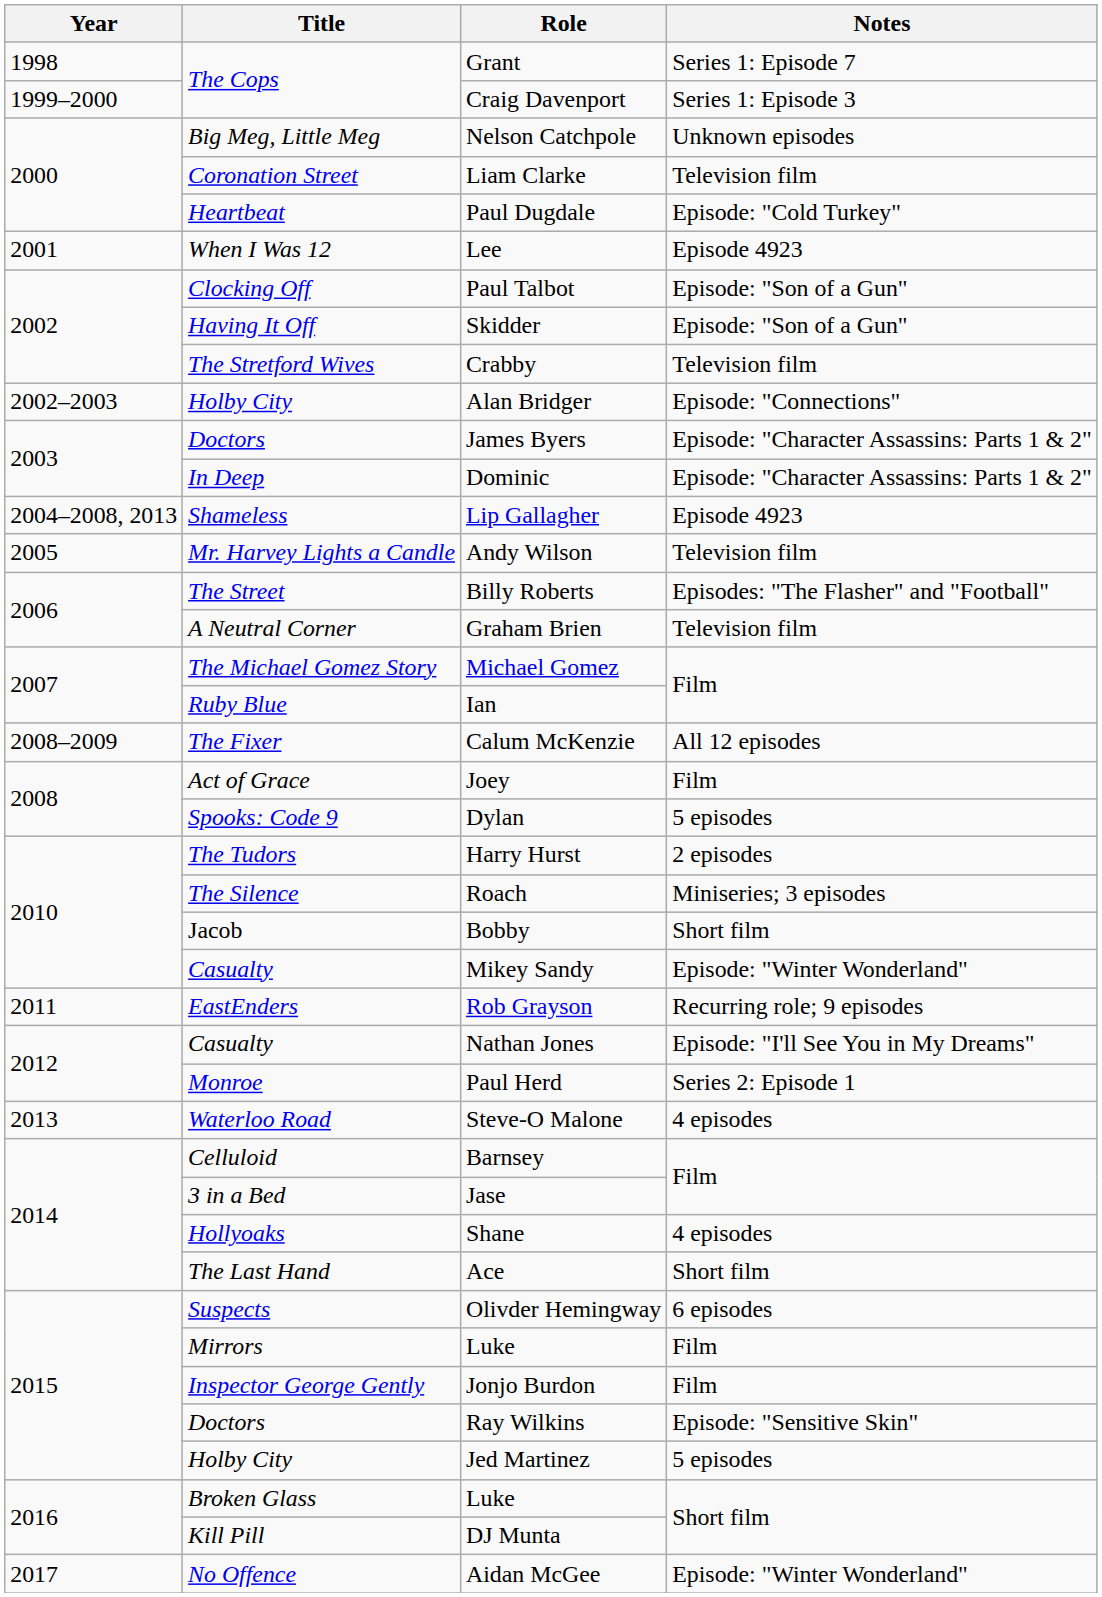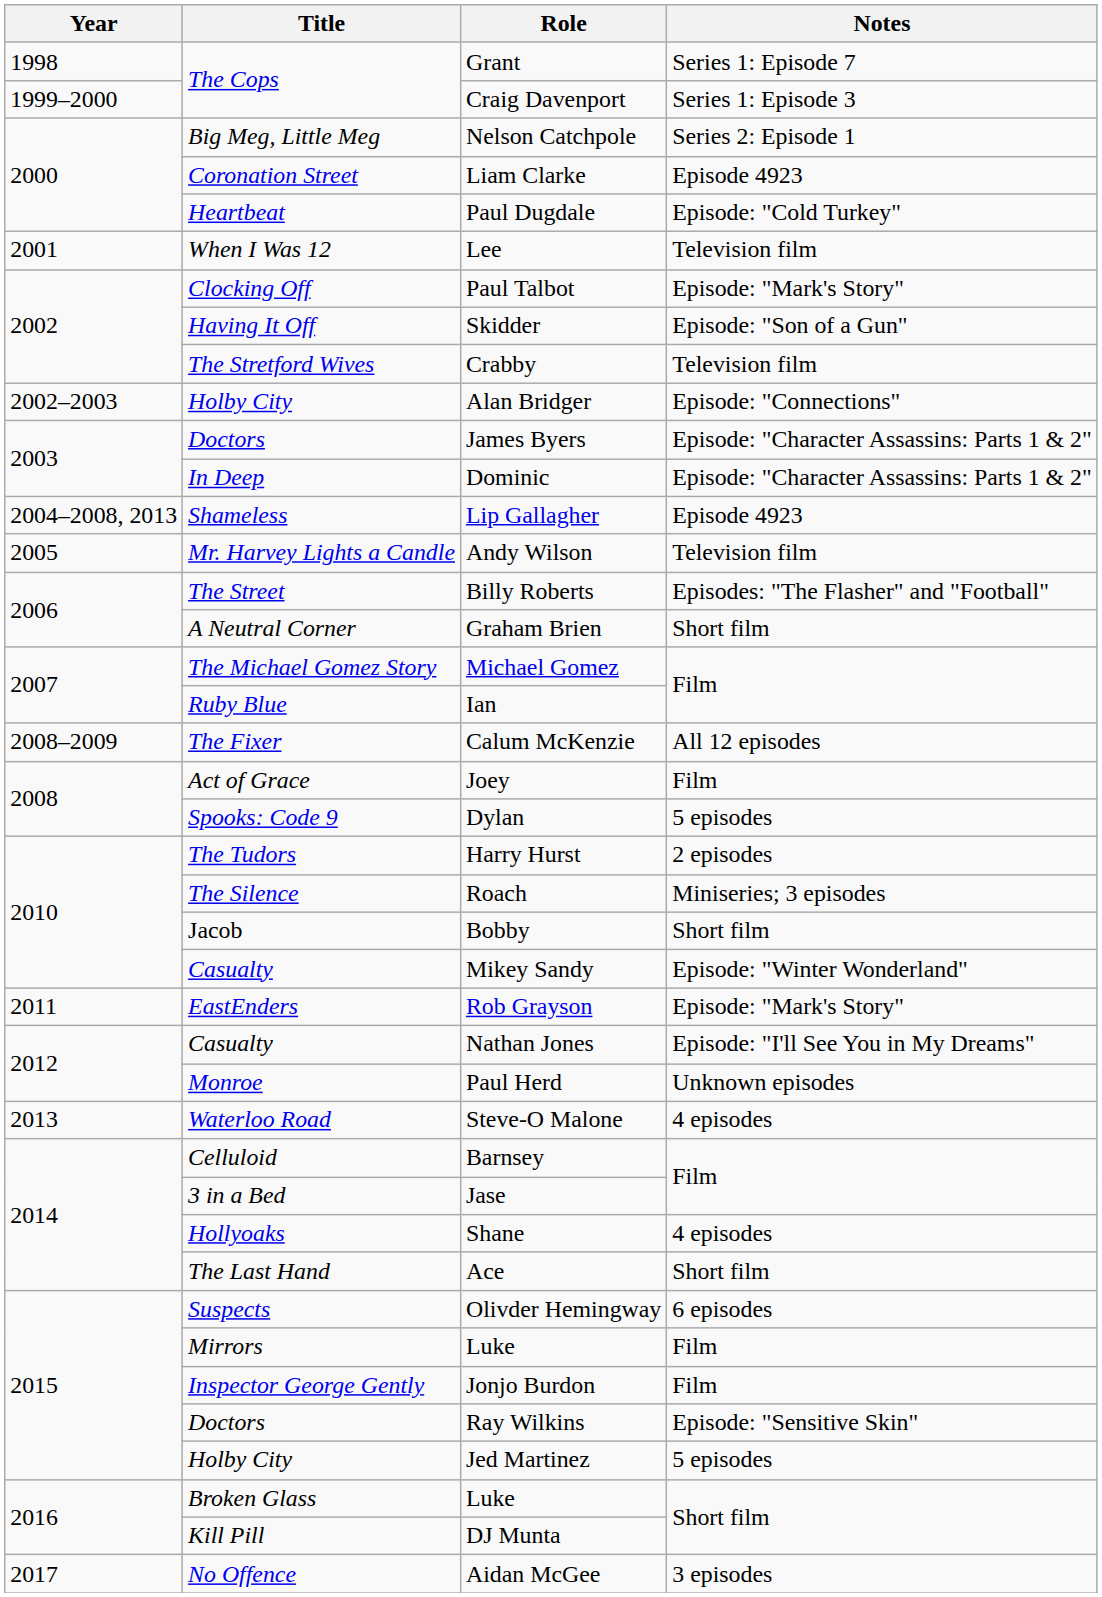(763, 136) Unknown episodes -> (764, 136) Series 2: Episode 1
(745, 174) Television film -> (737, 174) Episode 4923
(737, 250) Episode 4923 -> (745, 250) Television film
(790, 288) Episode: "Son of a Gun" -> (788, 288) Episode: "Mark's Story"
(745, 628) Television film -> (721, 628) Short film
(798, 1006) Recurring role; 9 episodes -> (788, 1006) Episode: "Mark's Story"
(764, 1082) Series 2: Episode 1 -> (763, 1082) Unknown episodes
(820, 1573) Episode: "Winter Wonderland" -> (722, 1573) 3 episodes
